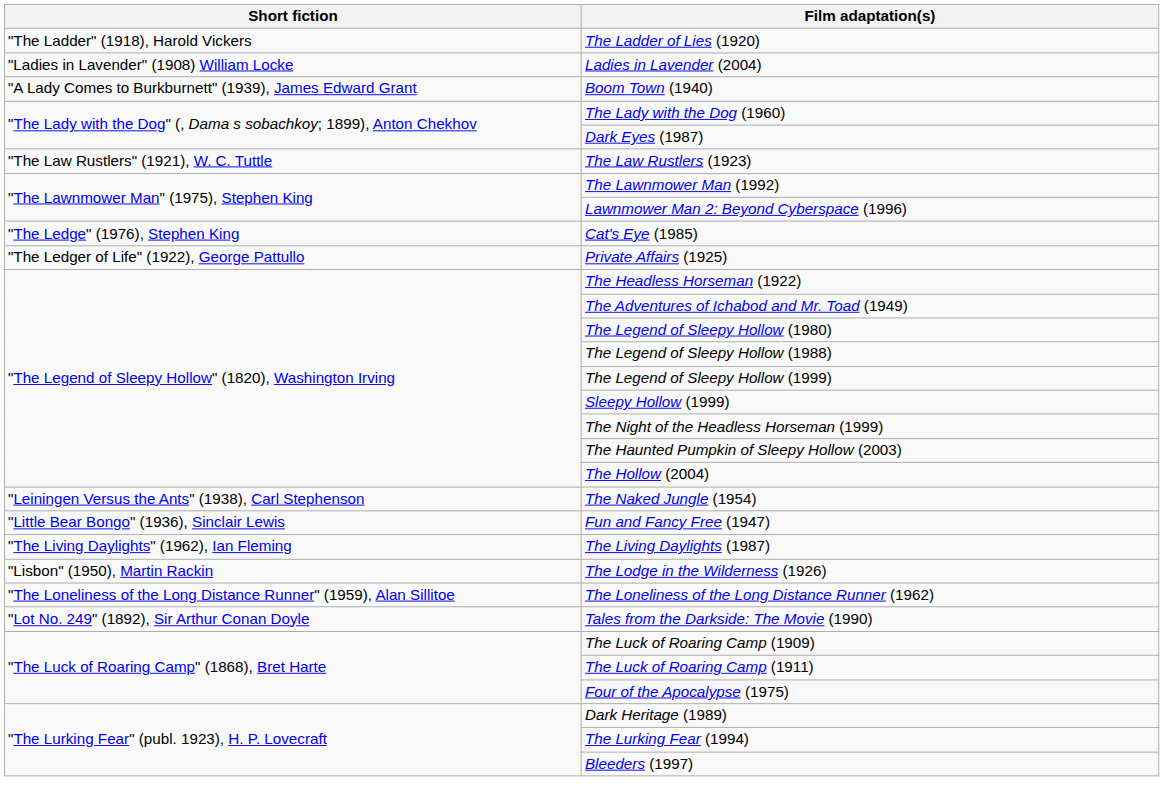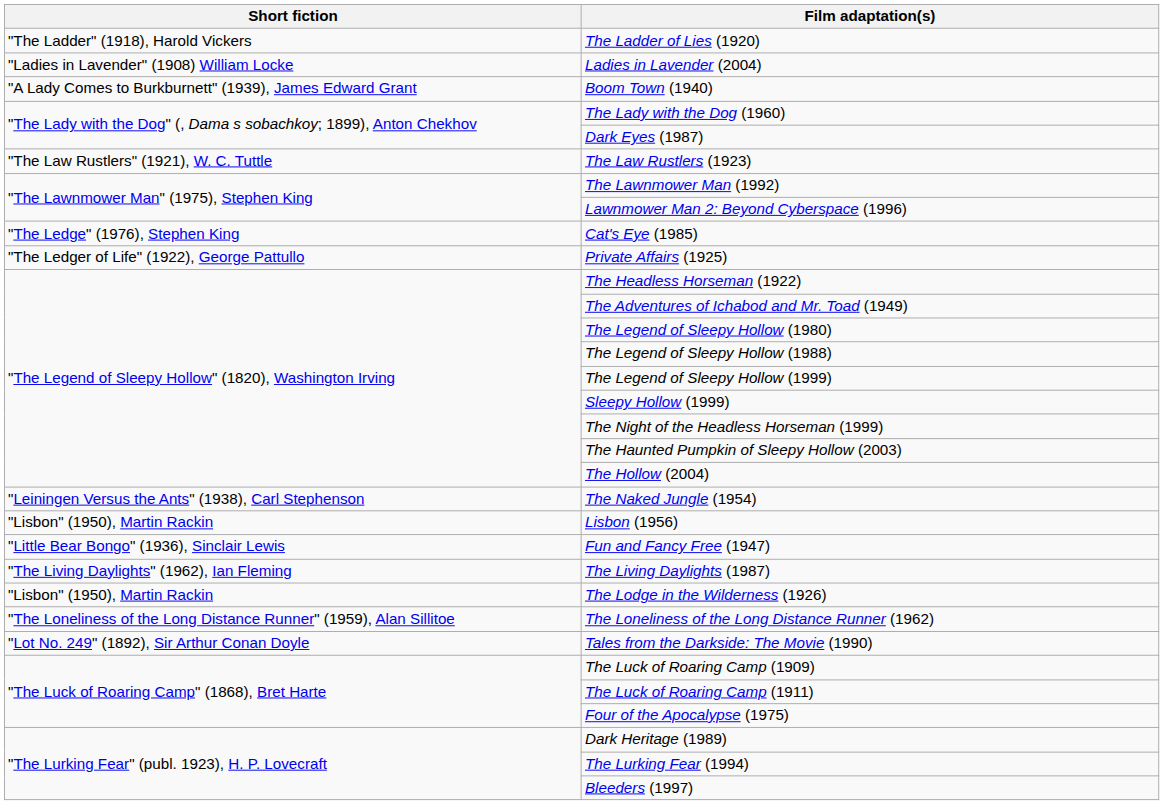+ row: (631, 522)
